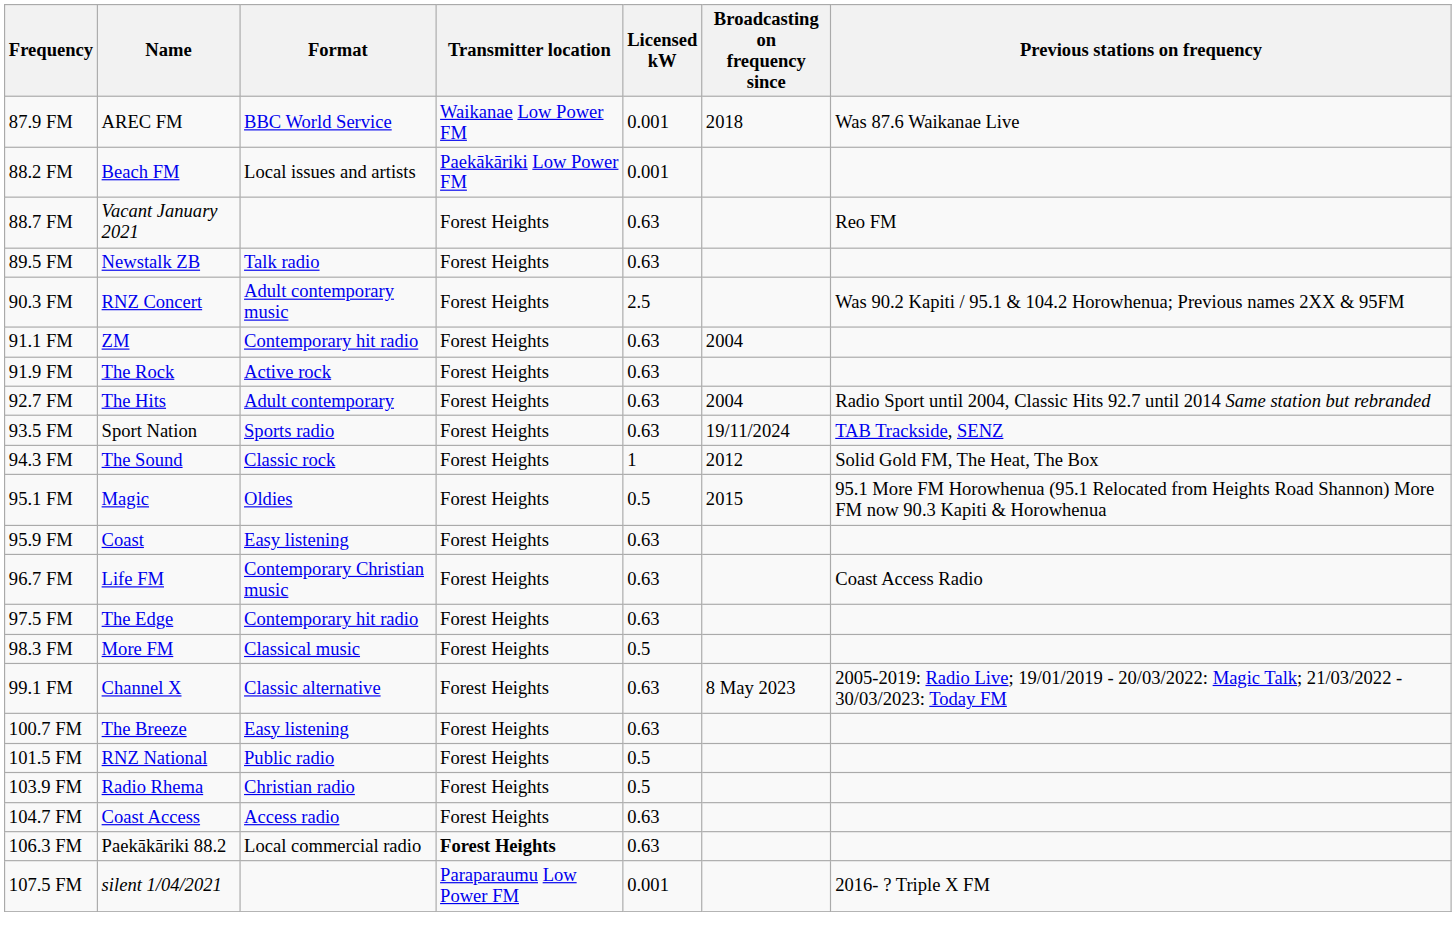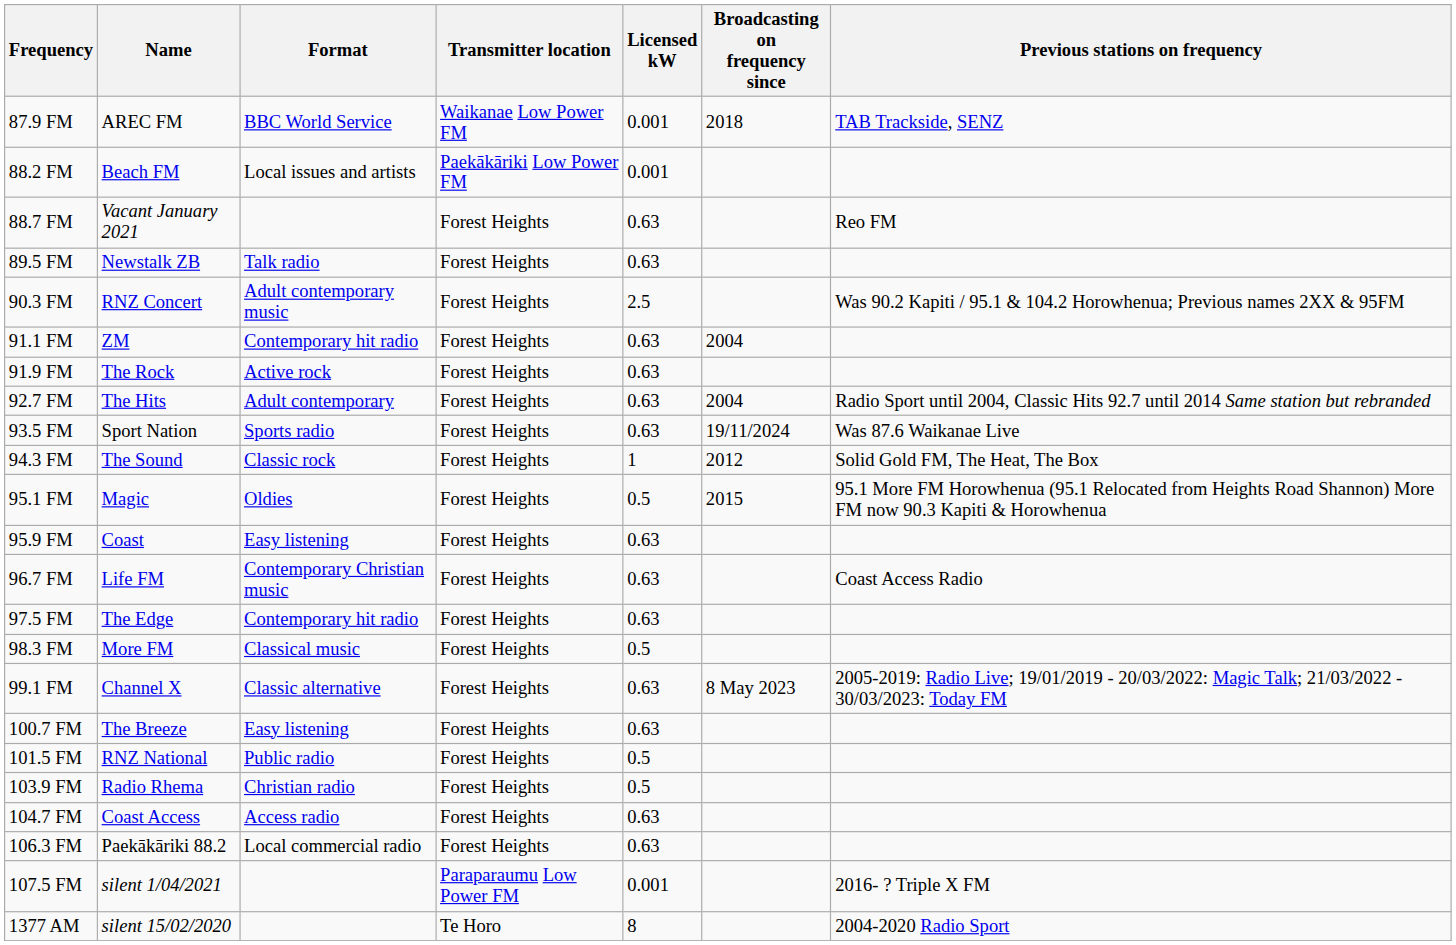(927, 121) Was 87.6 Waikanae Live -> (919, 121) TAB Trackside, SENZ
(919, 430) TAB Trackside, SENZ -> (927, 430) Was 87.6 Waikanae Live
(498, 846) bold -> (494, 846) normal
+ row: (44, 925)
